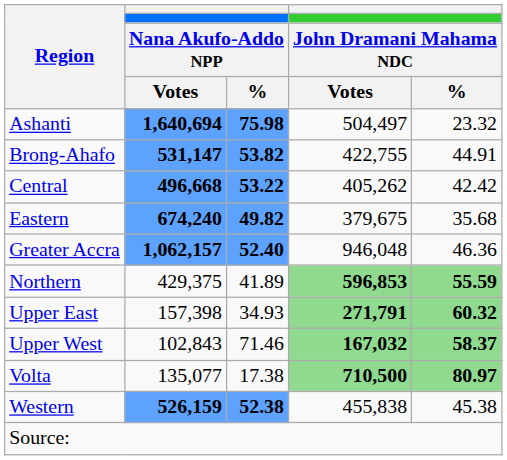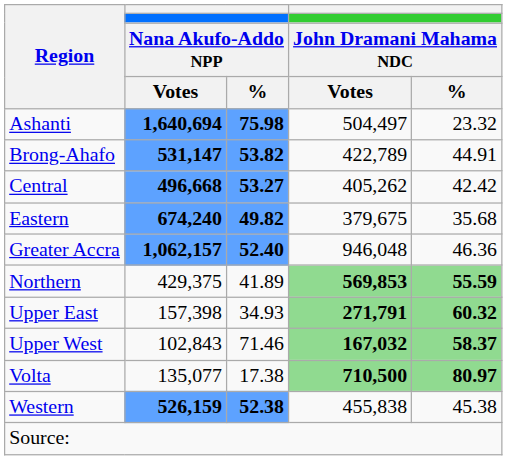(375, 155) 422,755 -> (375, 155) 422,789
(262, 186) 53.22 -> (262, 186) 53.27
(375, 281) 596,853 -> (375, 281) 569,853
